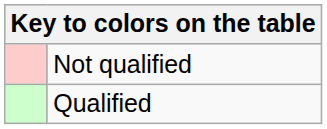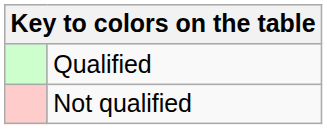rows swapped: (102, 103) <-> (123, 63)
